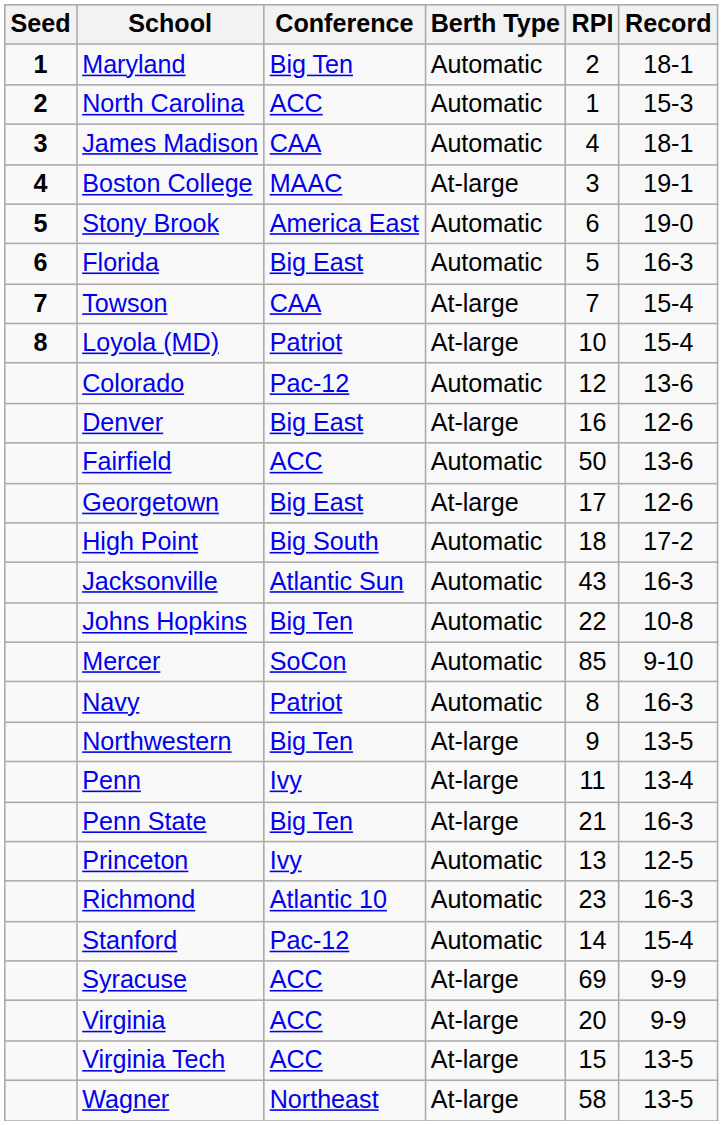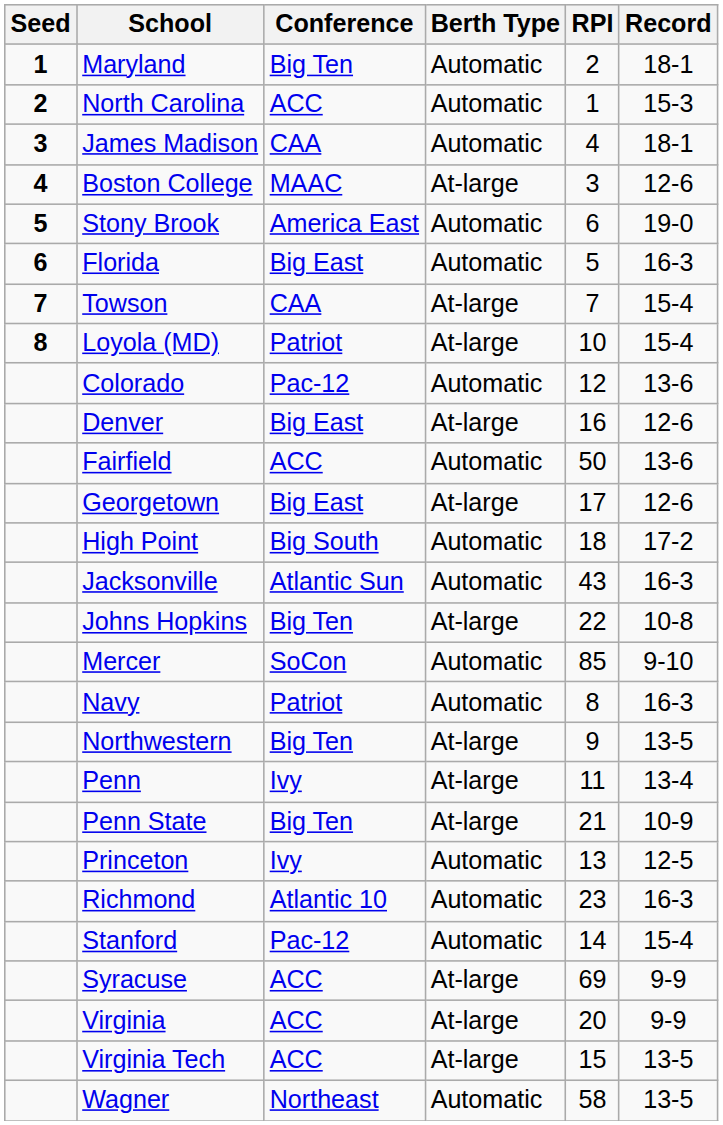(668, 183) 19-1 -> (668, 183) 12-6
(486, 622) Automatic -> (475, 622) At-large
(668, 821) 16-3 -> (668, 821) 10-9
(475, 1100) At-large -> (486, 1100) Automatic
